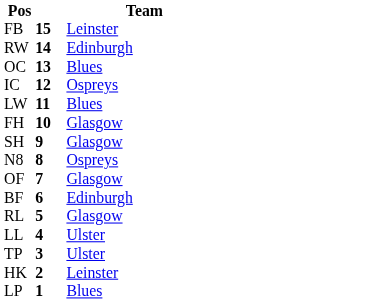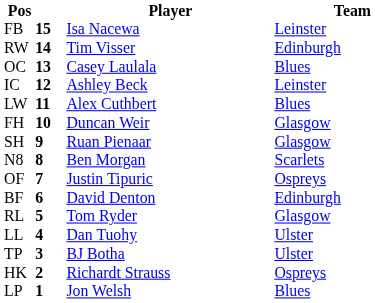+ column: (170, 10)
(92, 85) Ospreys -> (300, 85) Leinster
(92, 160) Ospreys -> (299, 160) Scarlets
(94, 178) Glasgow -> (300, 178) Ospreys
(92, 272) Leinster -> (300, 272) Ospreys
